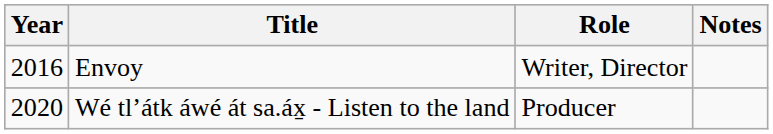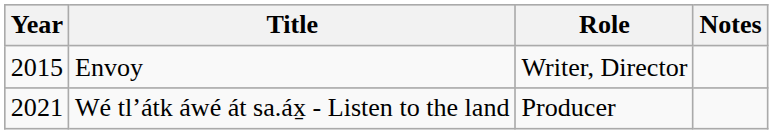(37, 66) 2016 -> (37, 66) 2015
(37, 107) 2020 -> (37, 107) 2021
